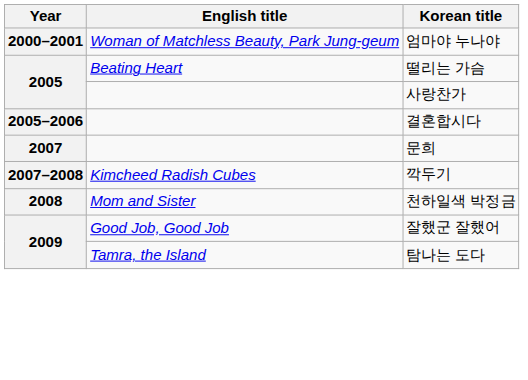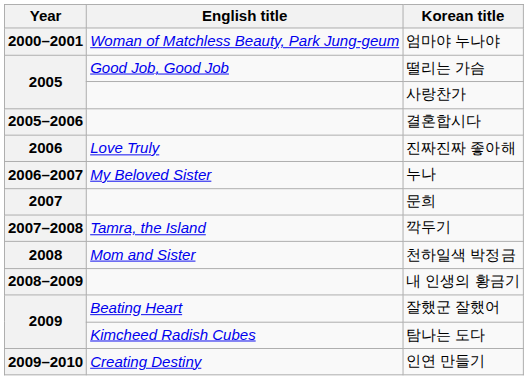(136, 68) Beating Heart -> (160, 68) Good Job, Good Job
+ row: (461, 147)
+ row: (421, 174)
(173, 175) Kimcheed Radish Cubes -> (148, 228) Tamra, the Island
+ row: (463, 281)
(160, 228) Good Job, Good Job -> (136, 308) Beating Heart
(148, 255) Tamra, the Island -> (173, 335) Kimcheed Radish Cubes
+ row: (446, 361)
